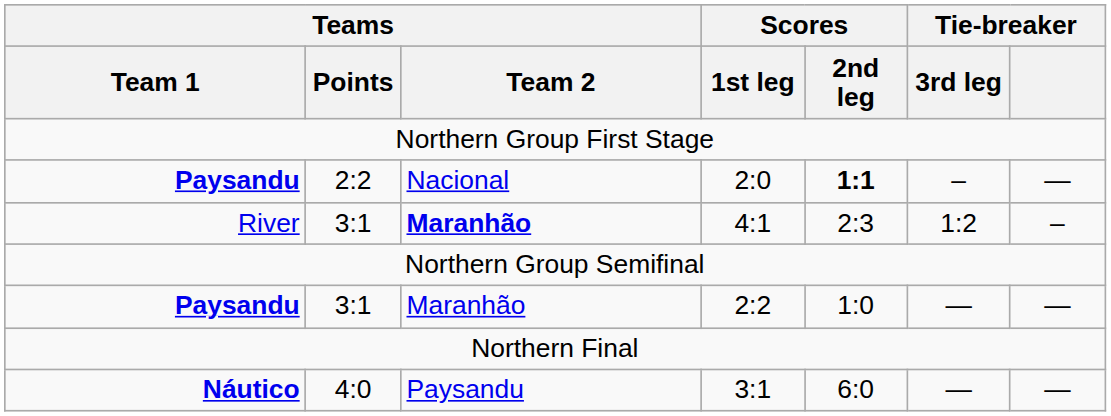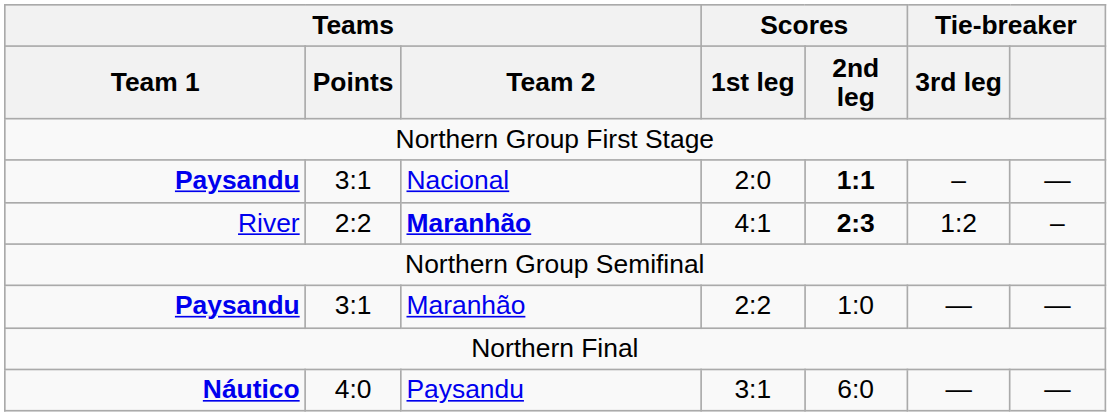(353, 180) 2:2 -> (353, 180) 3:1
(353, 222) 3:1 -> (353, 222) 2:2
(856, 222) normal -> (856, 222) bold
